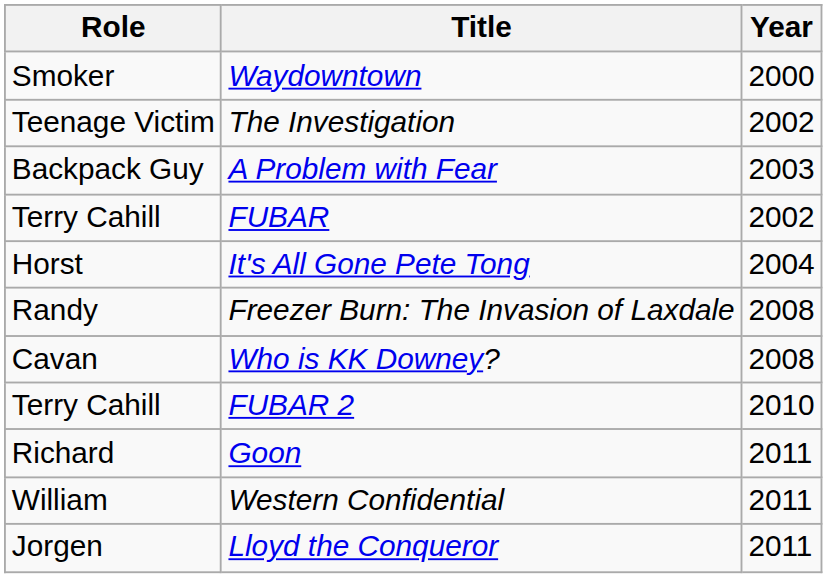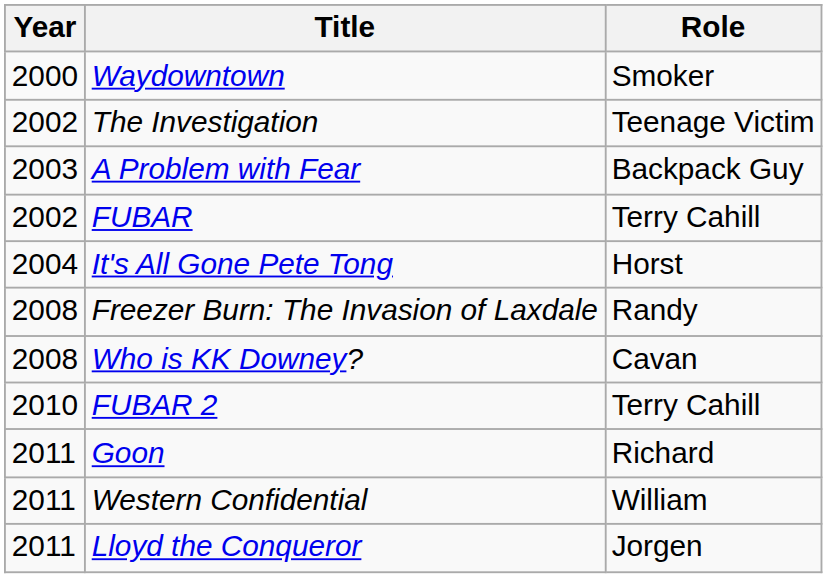columns swapped: (781, 28) <-> (113, 28)
